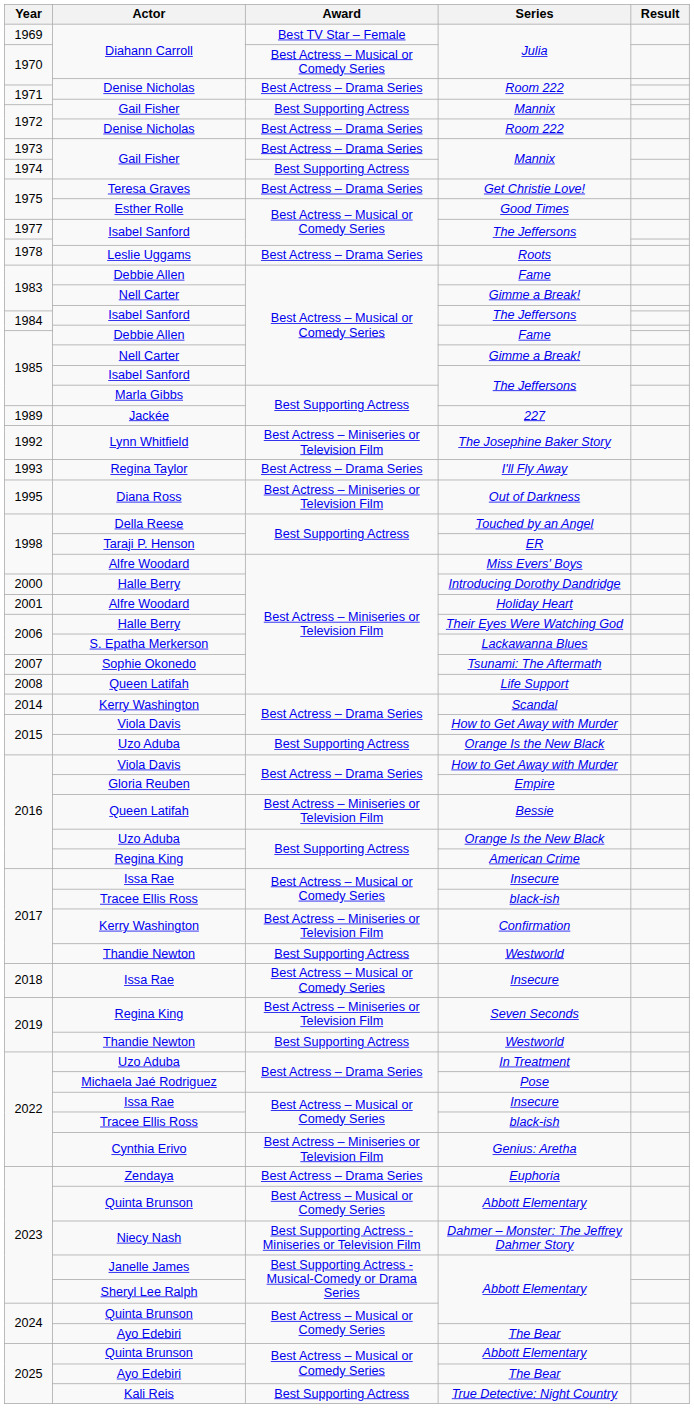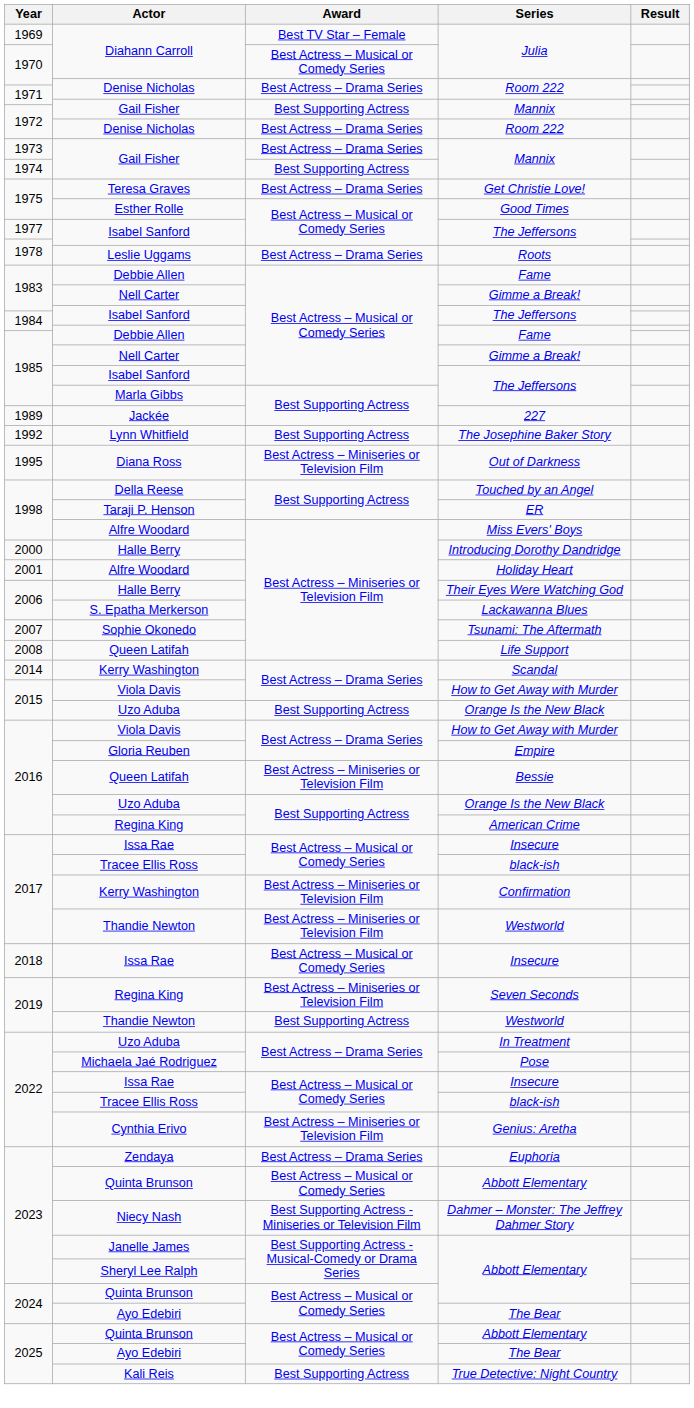(342, 442) Best Actress – Miniseries or Television Film -> (342, 435) Best Supporting Actress
- row: (28, 469)
(342, 953) Best Supporting Actress -> (342, 926) Best Actress – Miniseries or Television Film
